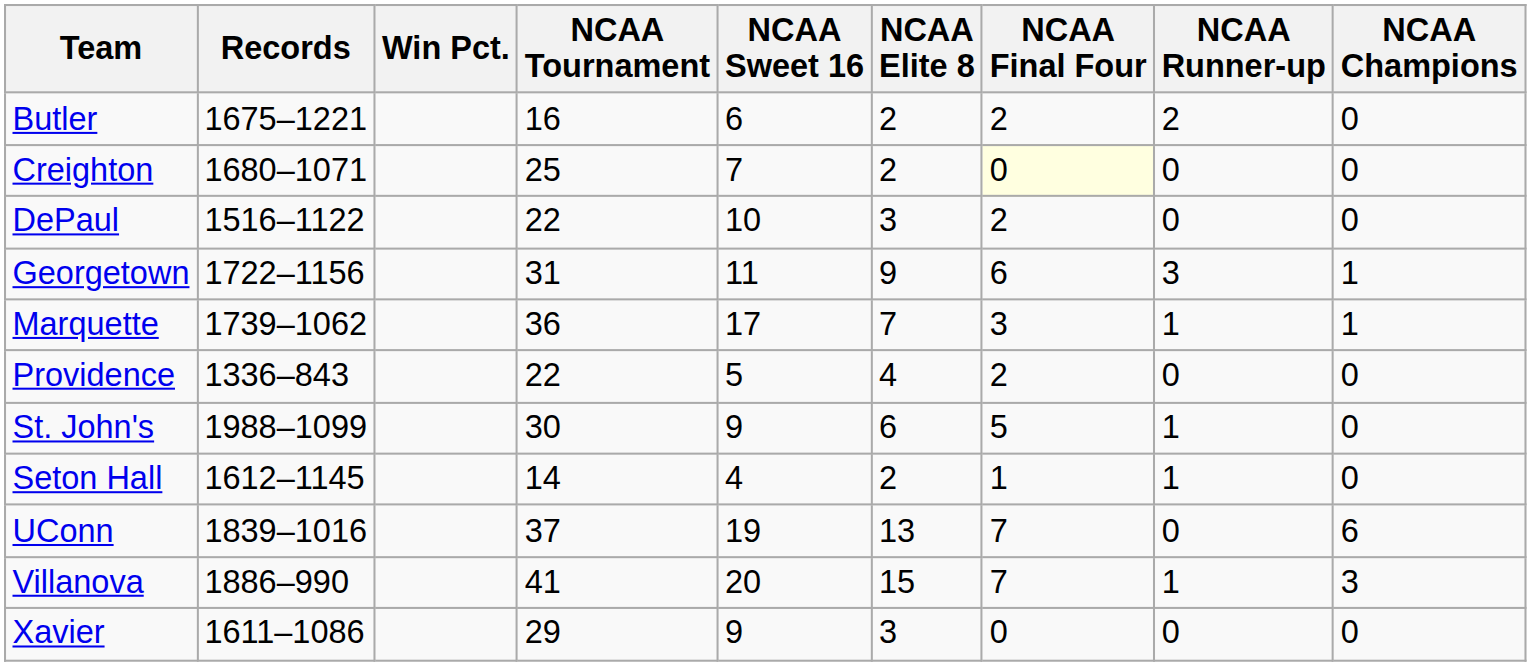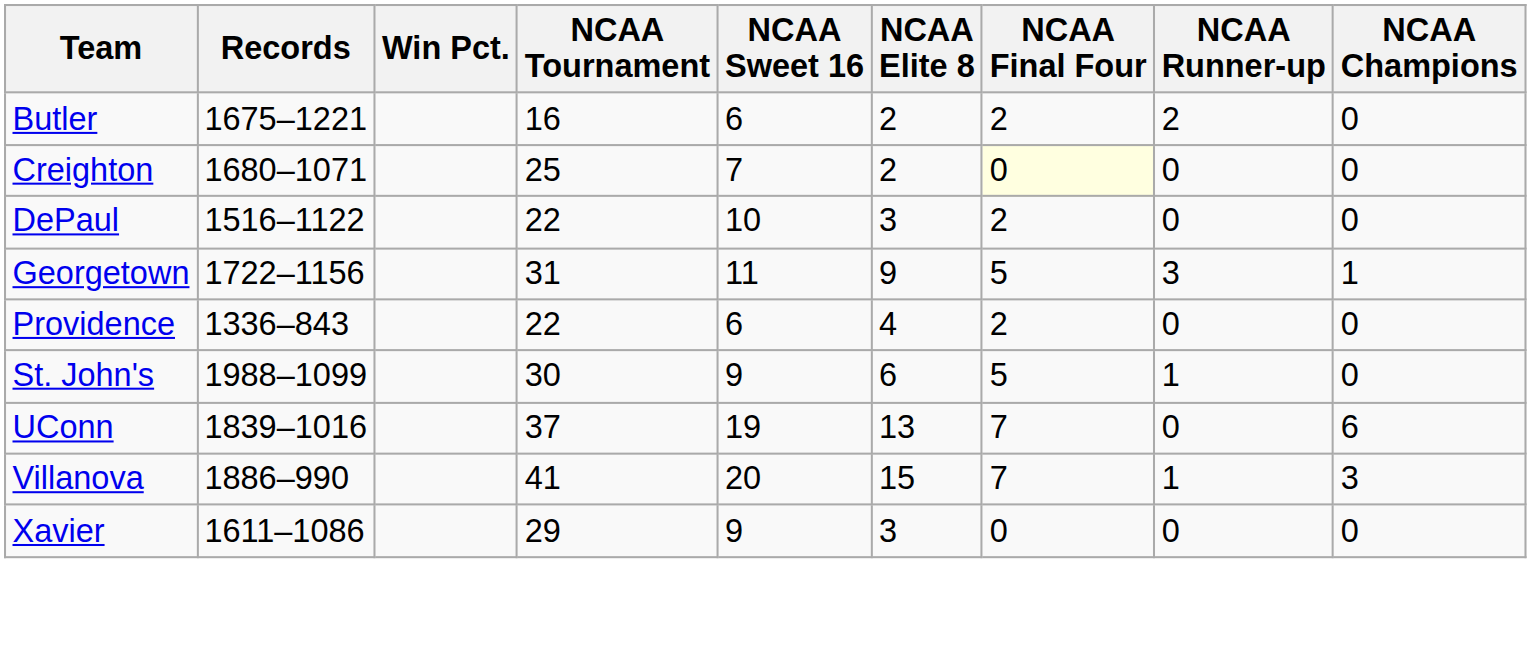(999, 272) 6 -> (999, 272) 5
- row: (86, 324)
(734, 375) 5 -> (734, 324) 6
- row: (87, 478)
